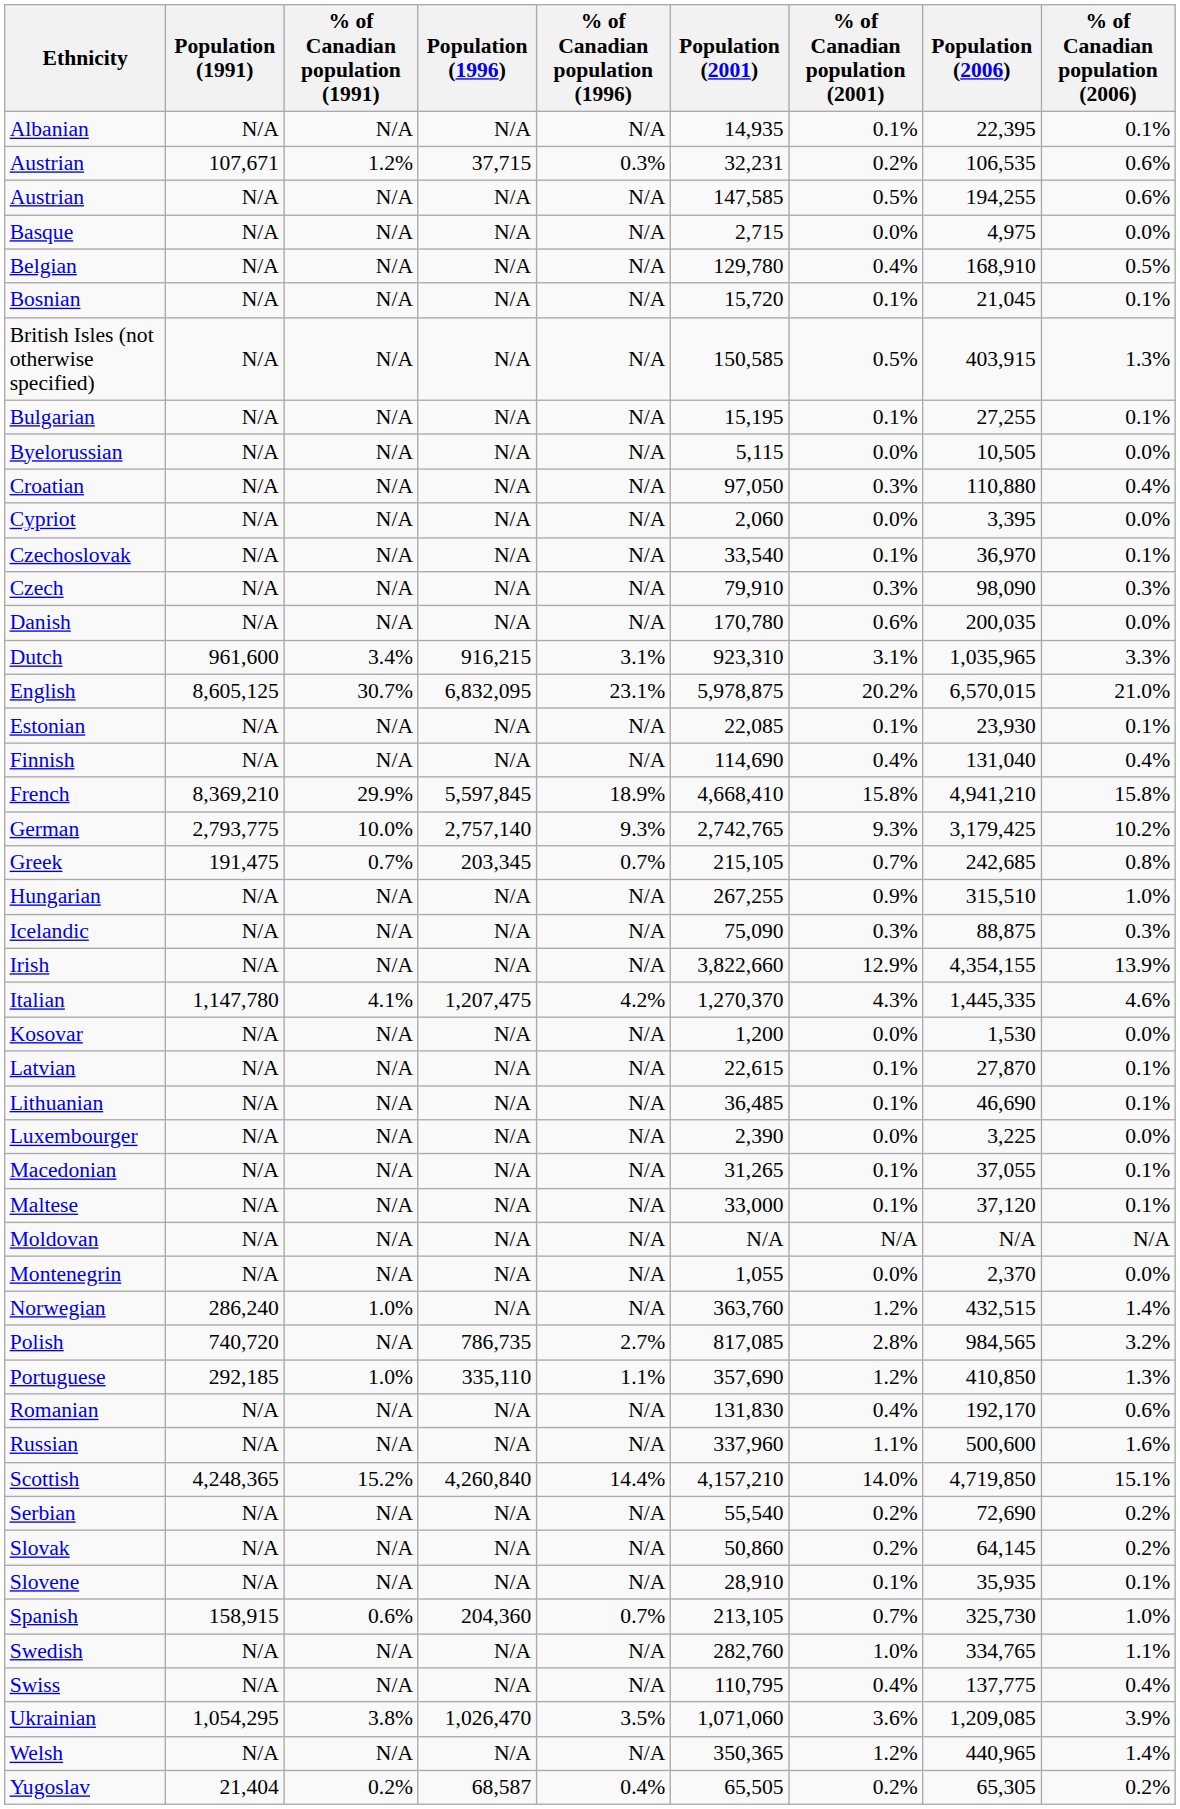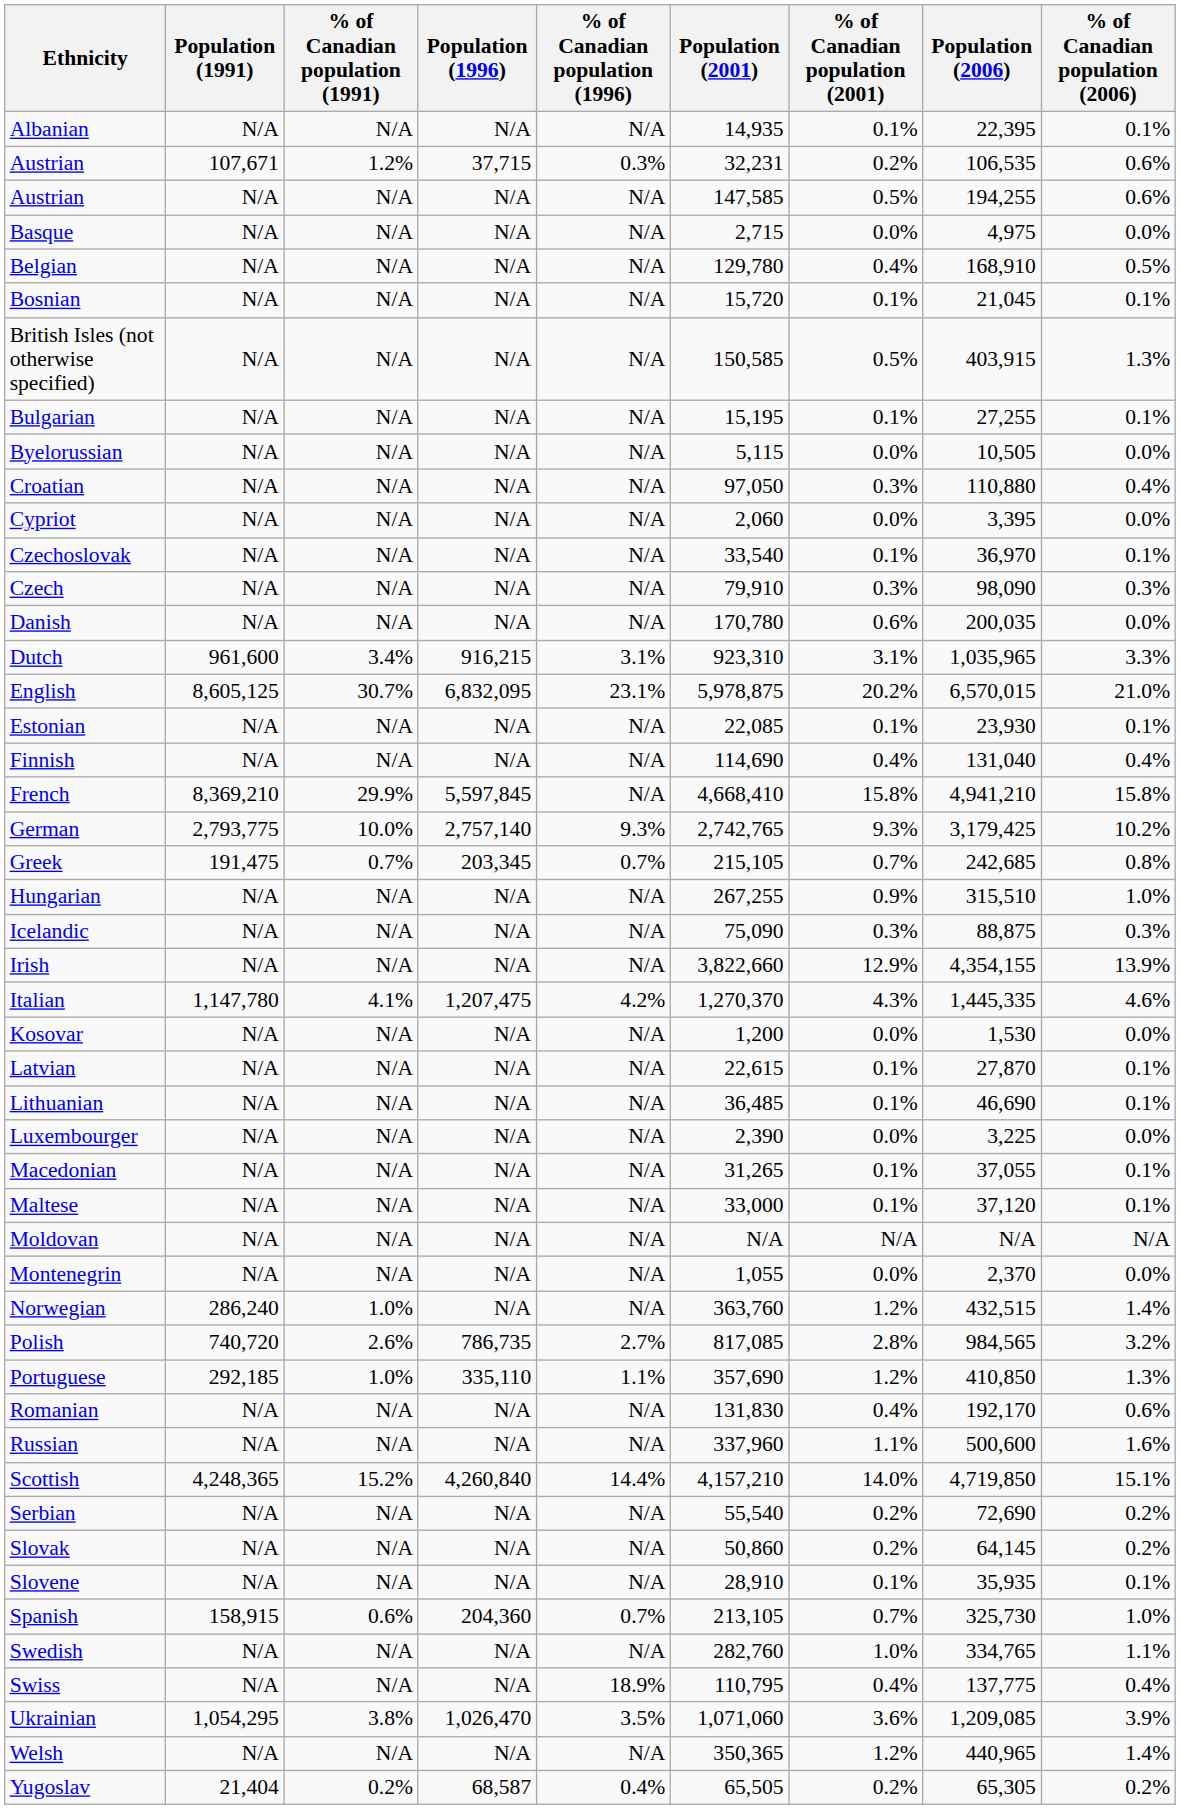(637, 793) 18.9% -> (647, 793) N/A
(394, 1342) N/A -> (391, 1342) 2.6%
(647, 1684) N/A -> (637, 1684) 18.9%
